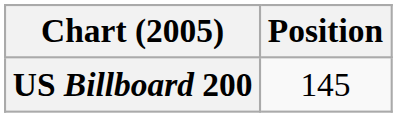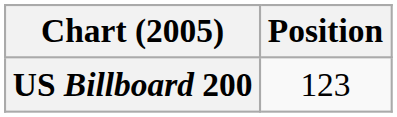(325, 84) 145 -> (325, 84) 123
